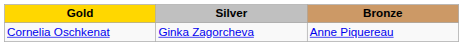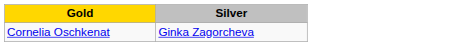- column: (383, 13)
